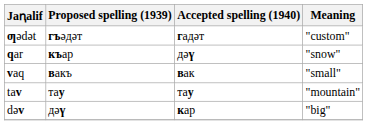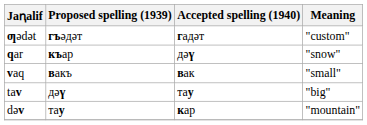(56, 91) тау -> (57, 91) дәү
(333, 91) "mountain" -> (318, 91) "big"
(57, 110) дәү -> (56, 110) тау
(318, 110) "big" -> (333, 110) "mountain"
